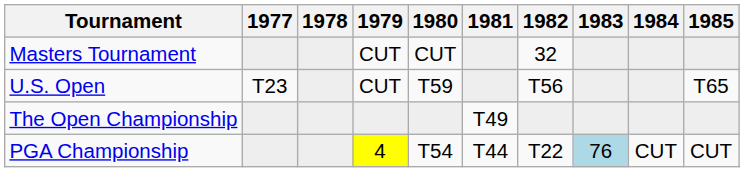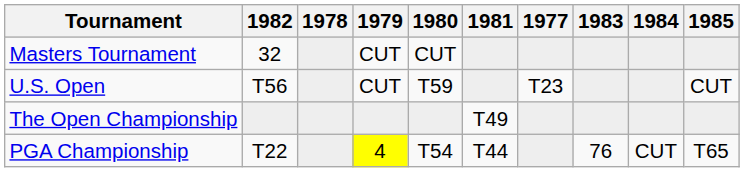columns swapped: (270, 21) <-> (546, 21)
(711, 86) T65 -> (711, 86) CUT
(601, 151) lightblue background -> (601, 151) no background
(711, 151) CUT -> (711, 151) T65
